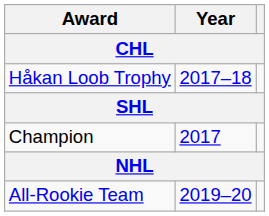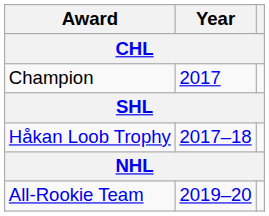rows swapped: (51, 136) <-> (90, 78)
